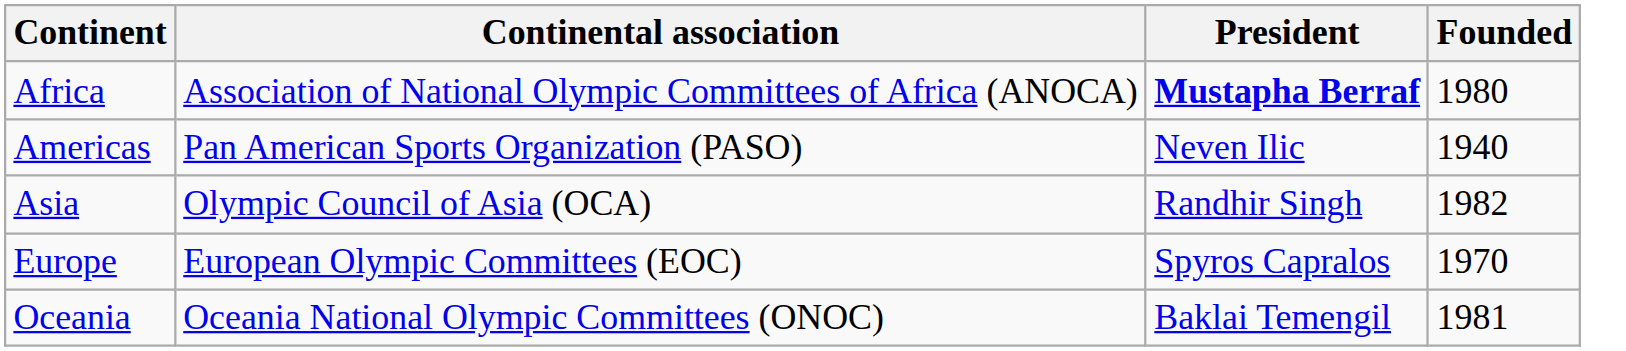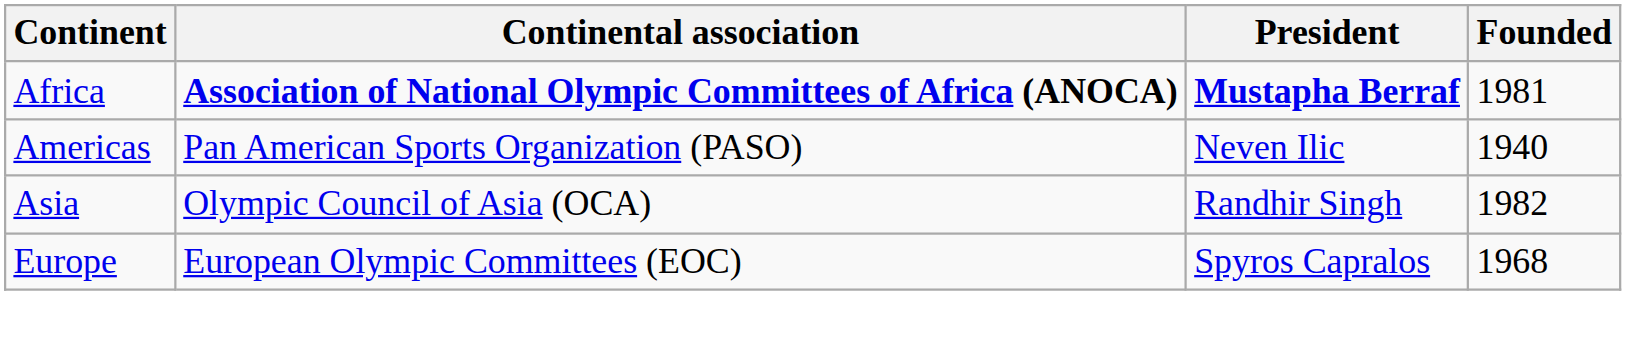(661, 89) normal -> (680, 89) bold
(1472, 89) 1980 -> (1512, 89) 1981
(1472, 260) 1970 -> (1512, 260) 1968
- row: (72, 317)
